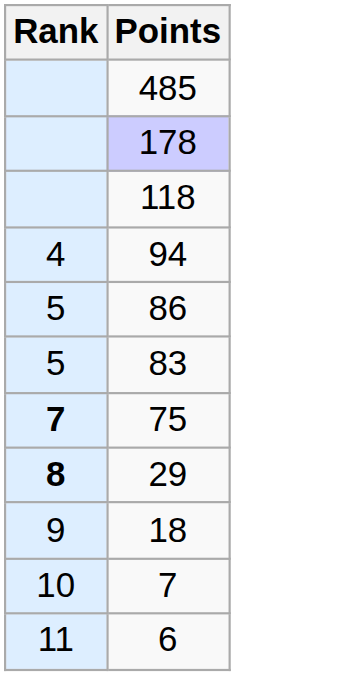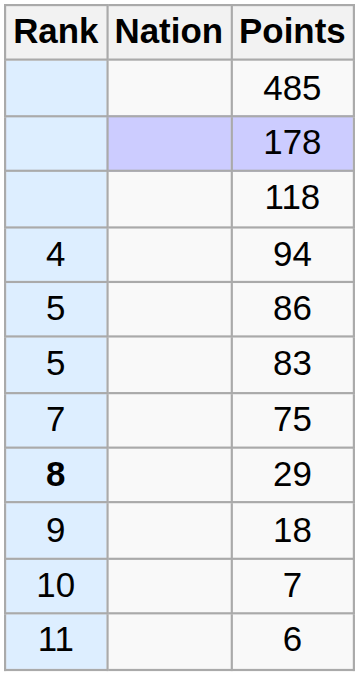+ column: (169, 32)
(56, 419) bold -> (56, 419) normal
